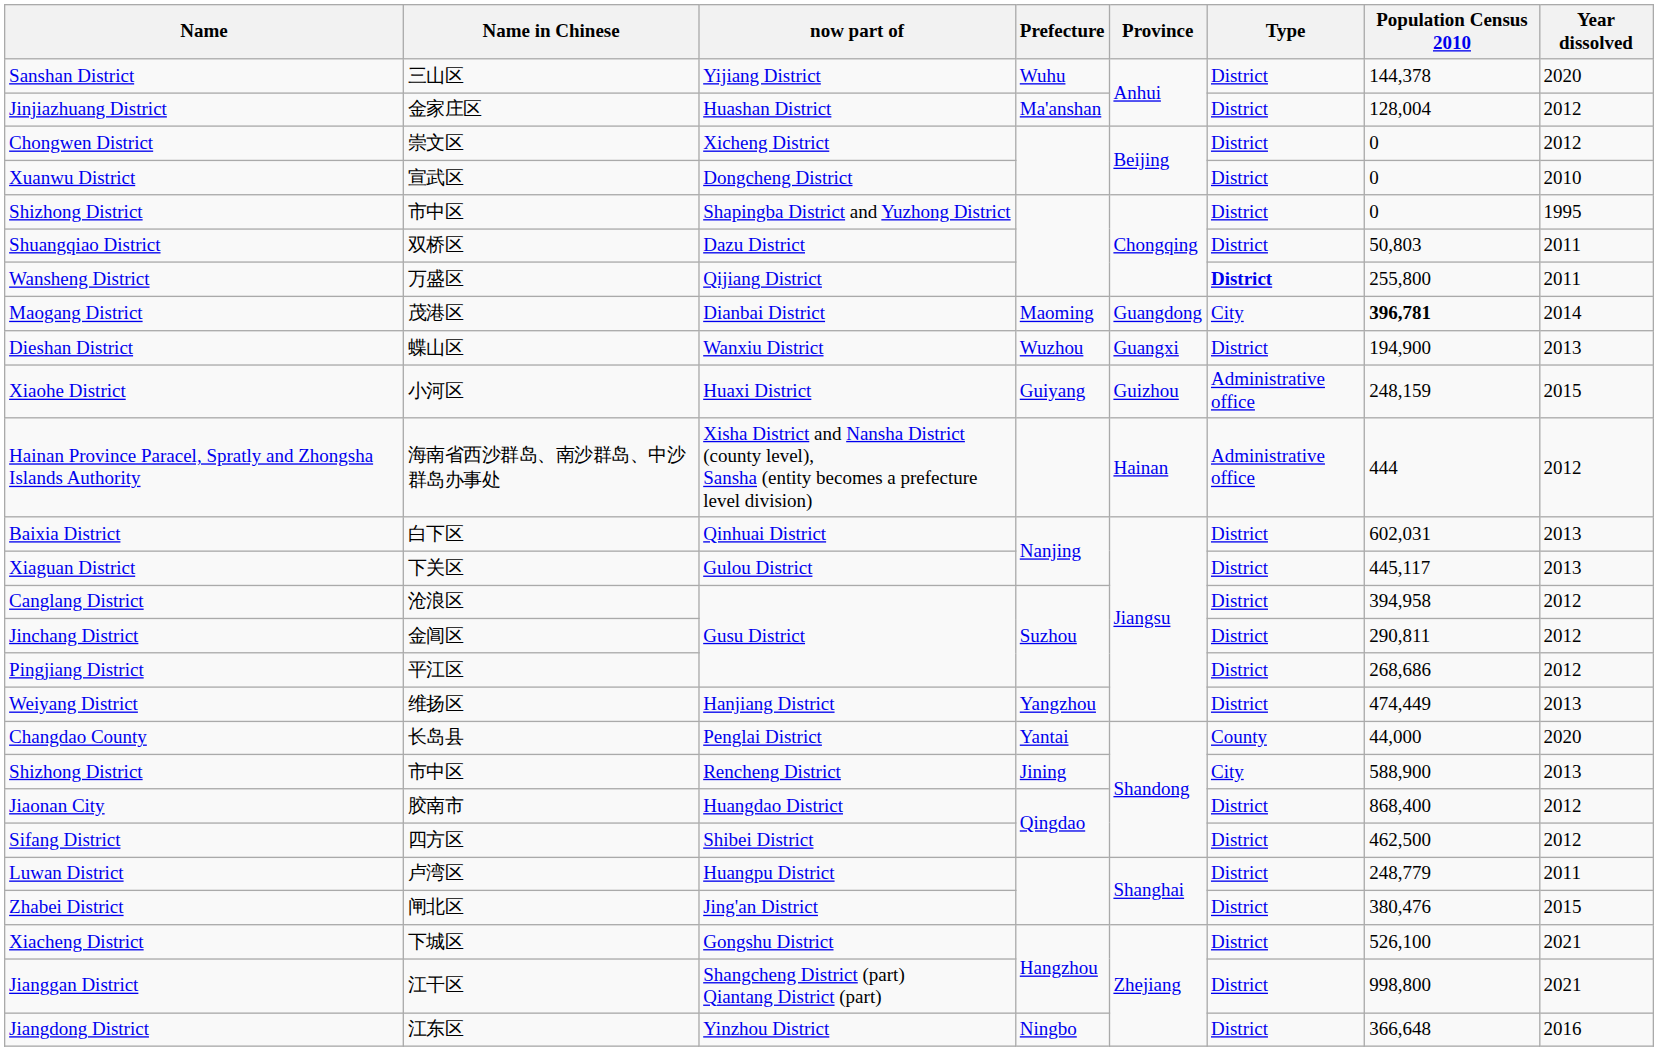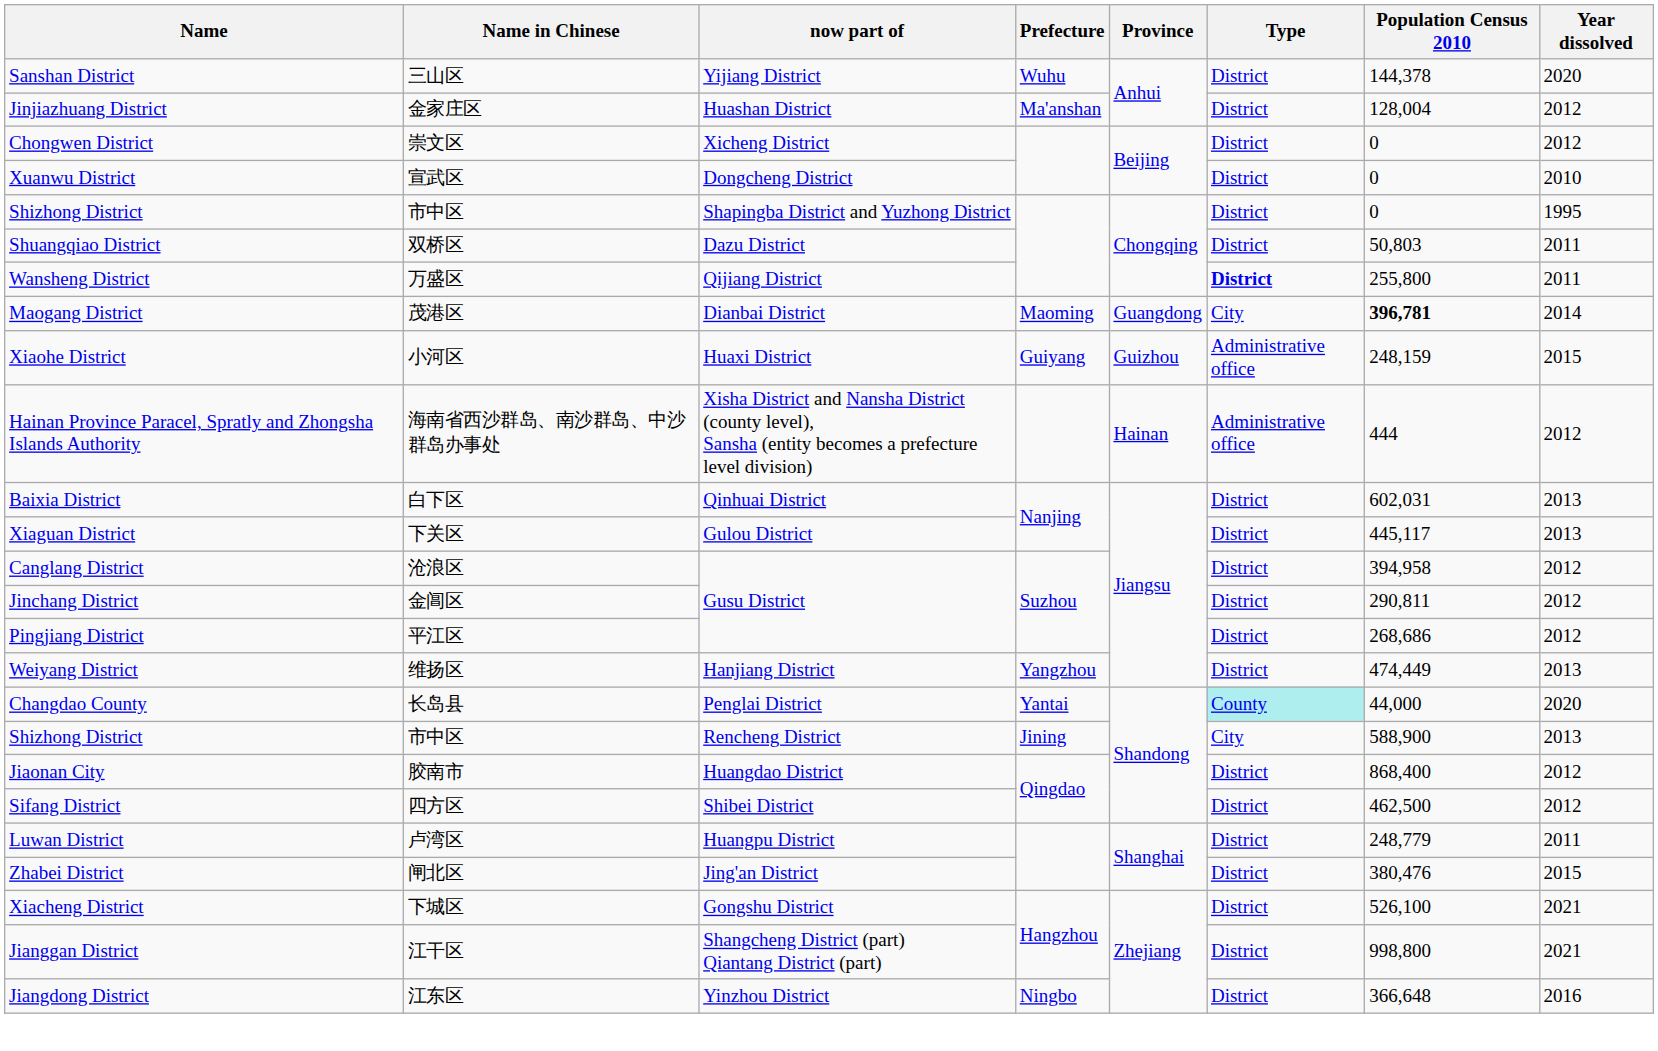- row: (71, 347)
(1239, 737) no background -> (1239, 703) paleturquoise background
